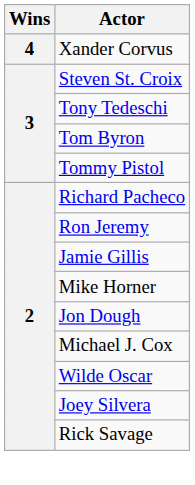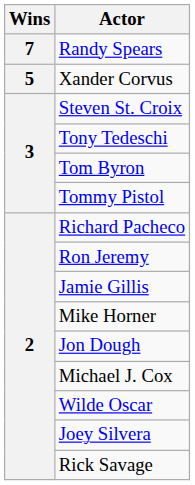+ row: (111, 49)
(30, 49) 4 -> (30, 78) 5
